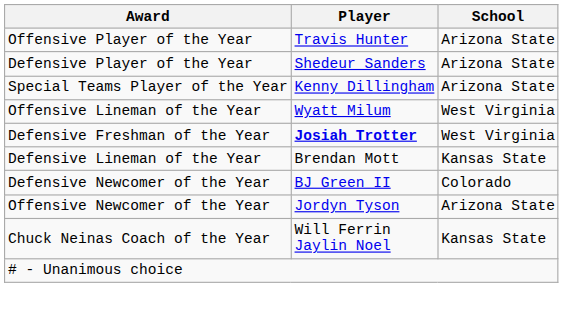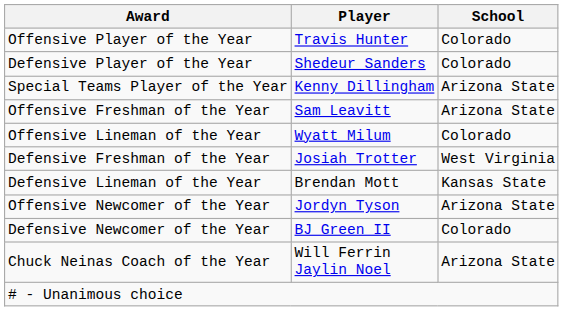(498, 40) Arizona State -> (476, 40) Colorado
(498, 64) Arizona State -> (476, 64) Colorado
+ row: (139, 111)
(498, 111) West Virginia -> (476, 135) Colorado
(356, 135) bold -> (356, 159) normal
rows swapped: (139, 206) <-> (139, 183)
(494, 238) Kansas State -> (498, 262) Arizona State
